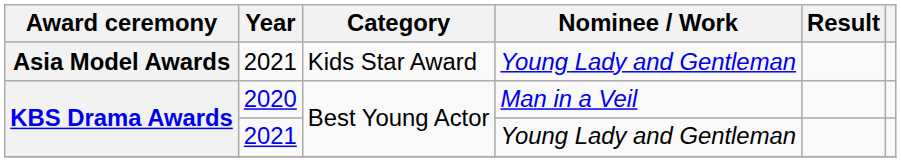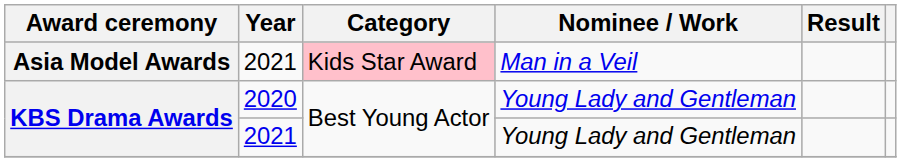(392, 61) no background -> (392, 61) pink background
(648, 61) Young Lady and Gentleman -> (569, 61) Man in a Veil
(569, 99) Man in a Veil -> (648, 99) Young Lady and Gentleman
